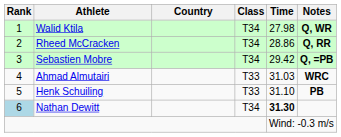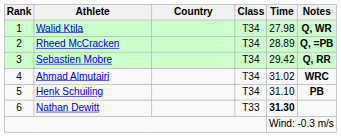(282, 44) 28.86 -> (282, 44) 28.89
(317, 44) Q, RR -> (317, 44) Q, =PB
(317, 60) Q, =PB -> (317, 60) Q, RR
(251, 76) T33 -> (251, 76) T34
(282, 76) 31.03 -> (282, 76) 31.02
(251, 92) T33 -> (251, 92) T34
(19, 108) lightblue background -> (19, 108) no background
(251, 108) T34 -> (251, 108) T33
